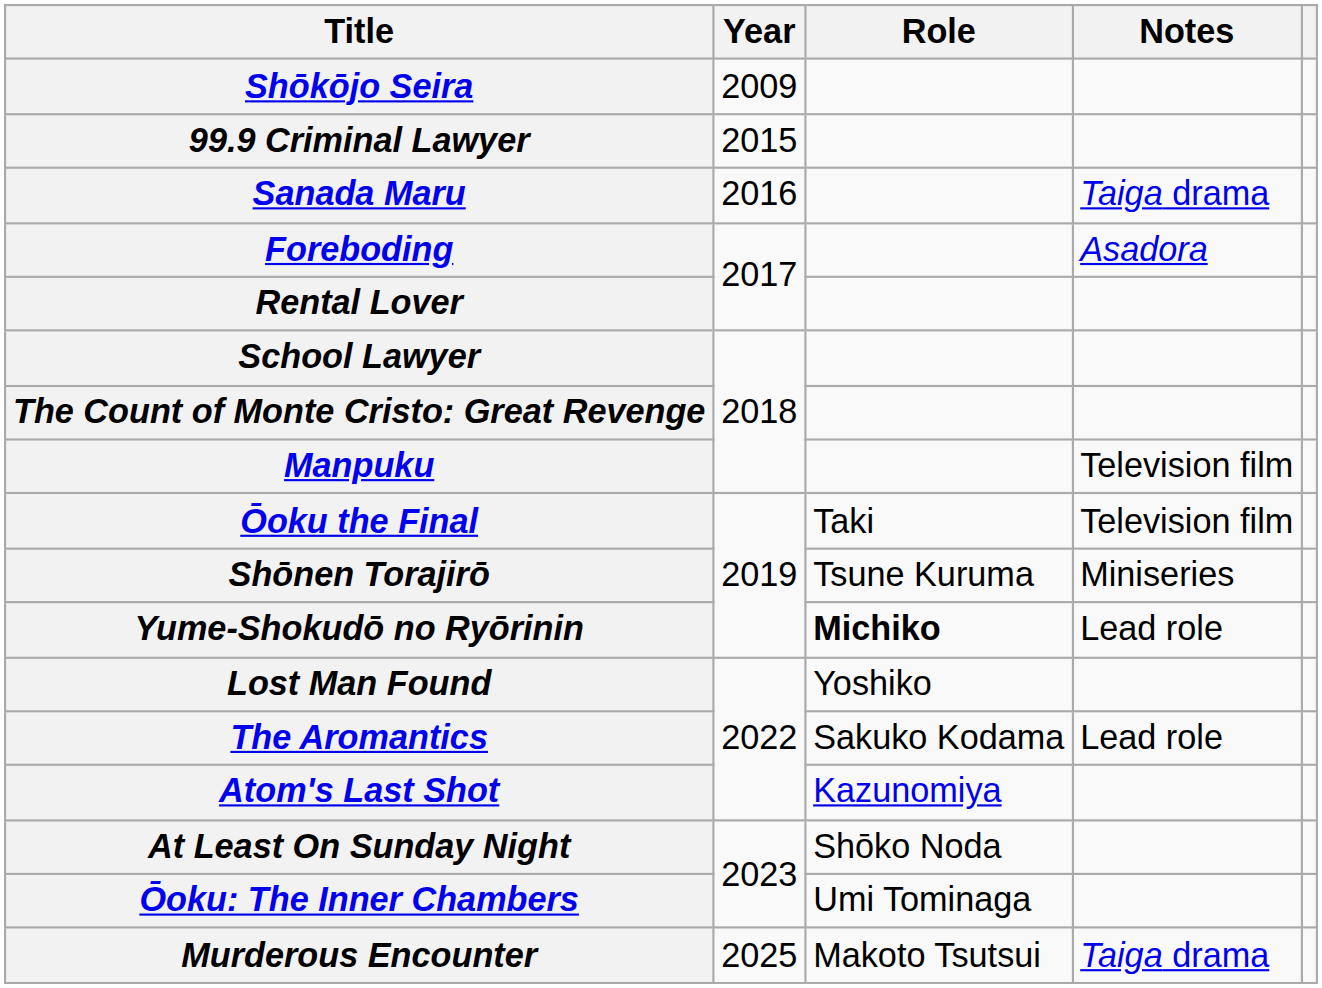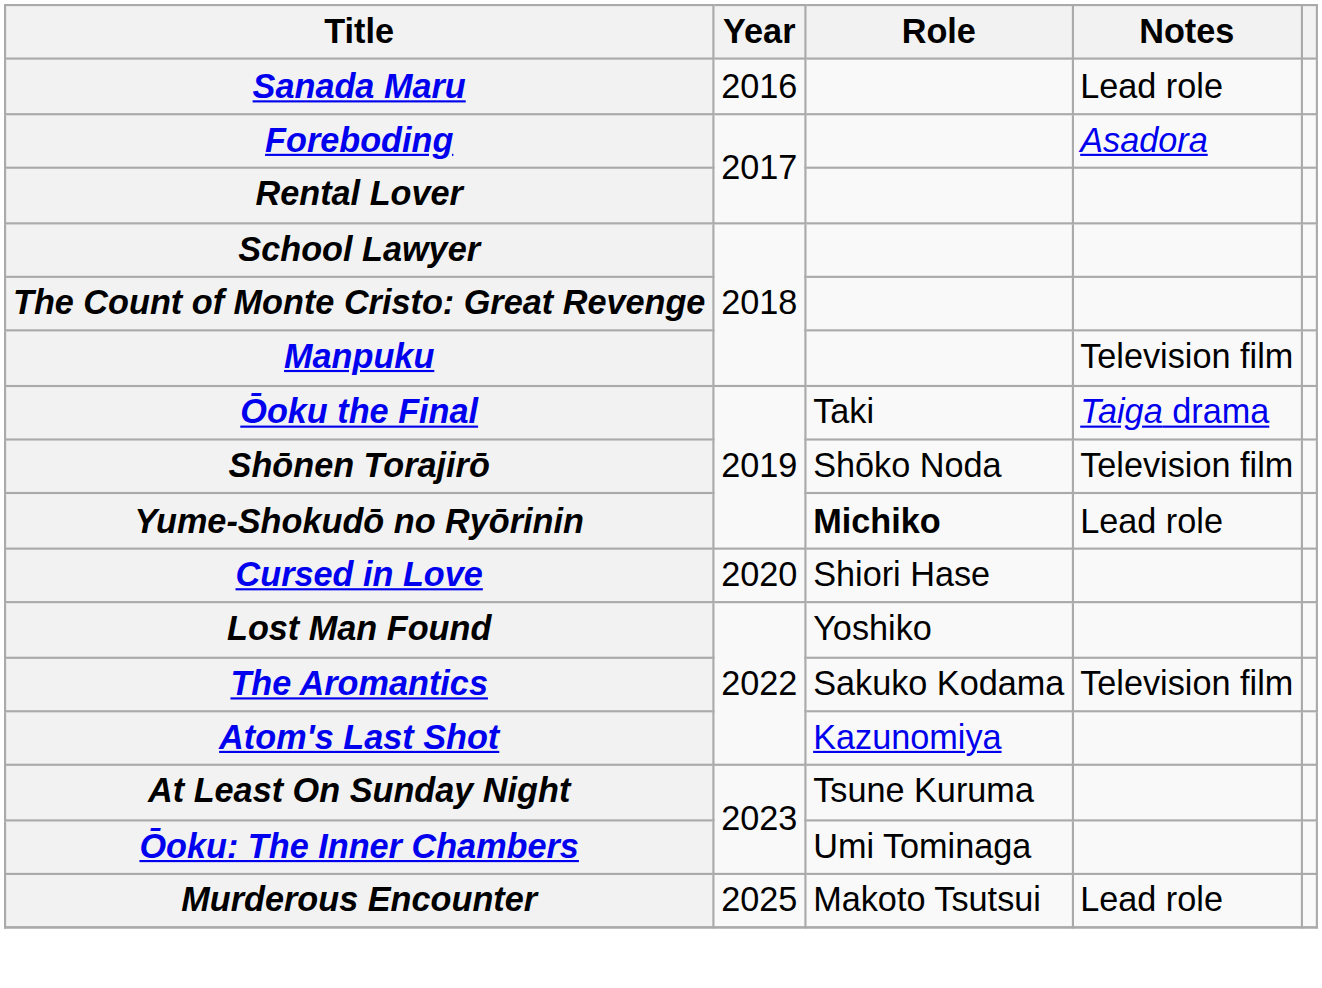- row: (359, 85)
- row: (359, 140)
(1175, 194) Taiga drama -> (1152, 85) Lead role
(1187, 520) Television film -> (1175, 411) Taiga drama
(924, 574) Tsune Kuruma -> (907, 466) Shōko Noda
(1157, 574) Miniseries -> (1187, 466) Television film
+ row: (359, 574)
(1152, 737) Lead role -> (1187, 683) Television film
(907, 846) Shōko Noda -> (924, 791) Tsune Kuruma
(1175, 954) Taiga drama -> (1152, 900) Lead role
